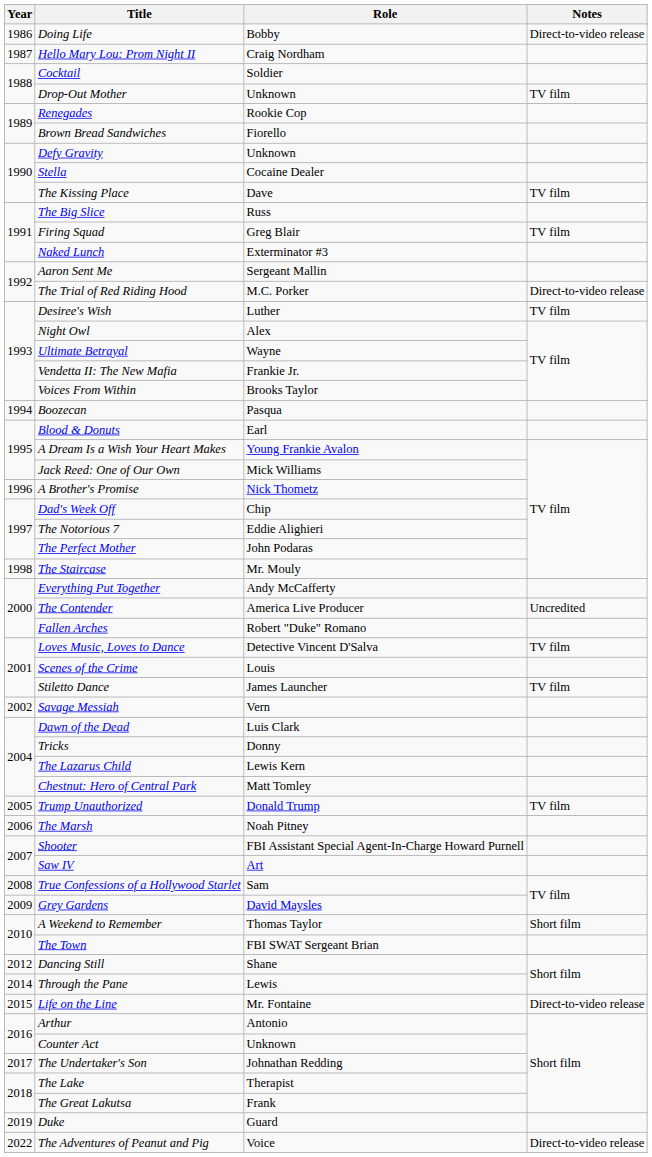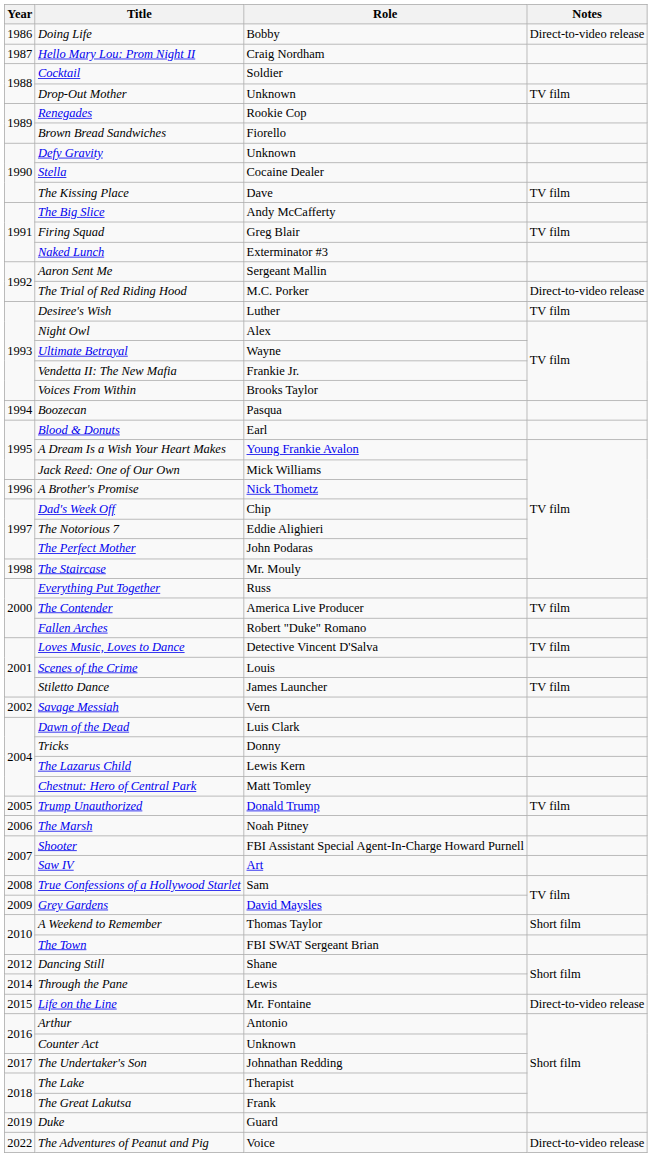(259, 212) Russ -> (291, 212) Andy McCafferty
(291, 588) Andy McCafferty -> (259, 588) Russ
(557, 608) Uncredited -> (550, 608) TV film
